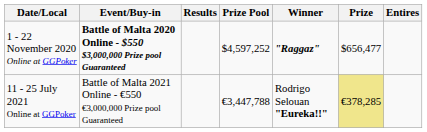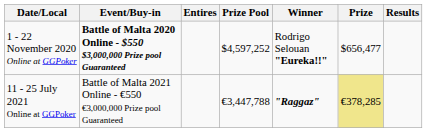columns swapped: (403, 13) <-> (200, 13)
(297, 48) "Raggaz" -> (301, 48) Rodrigo Selouan "Eureka!!"
(301, 101) Rodrigo Selouan "Eureka!!" -> (297, 101) "Raggaz"
